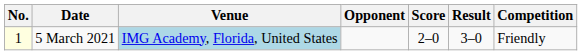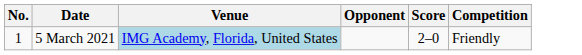- column: (471, 15)
(18, 38) lightyellow background -> (18, 38) no background
